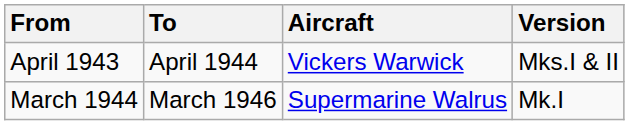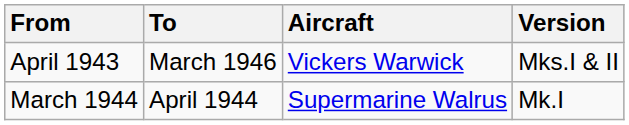(203, 61) April 1944 -> (213, 61) March 1946
(213, 100) March 1946 -> (203, 100) April 1944
